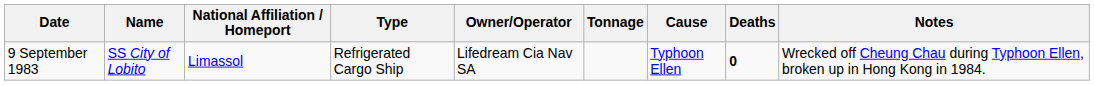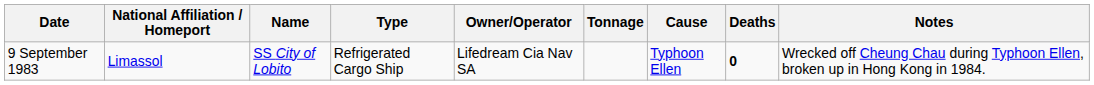columns swapped: (145, 23) <-> (258, 23)
